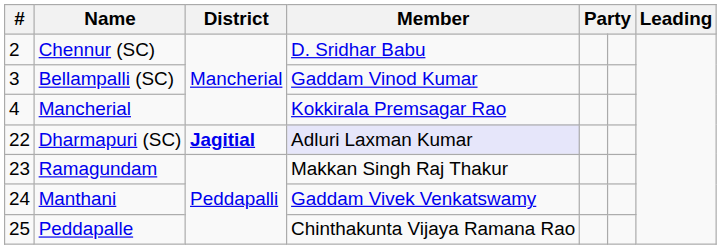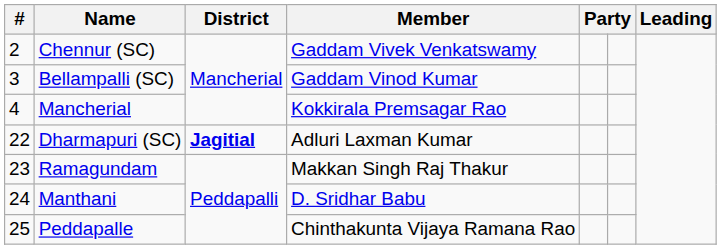(358, 49) D. Sridhar Babu -> (414, 49) Gaddam Vivek Venkatswamy
(382, 139) lavender background -> (382, 139) no background
(414, 199) Gaddam Vivek Venkatswamy -> (358, 199) D. Sridhar Babu
